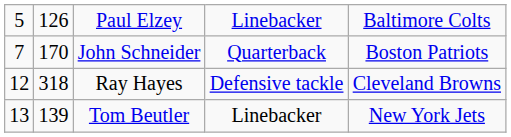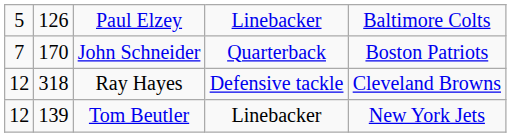(19, 115) 13 -> (19, 115) 12
